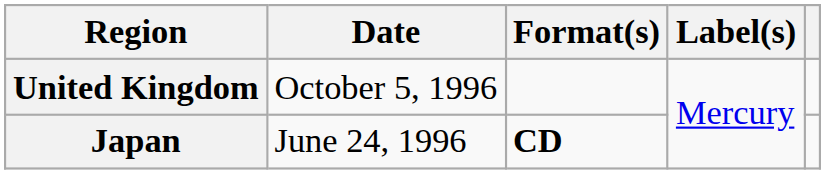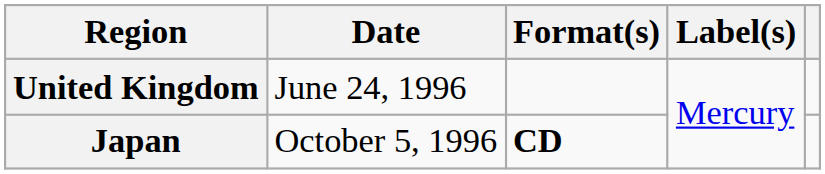(386, 86) October 5, 1996 -> (371, 86) June 24, 1996
(371, 140) June 24, 1996 -> (386, 140) October 5, 1996
